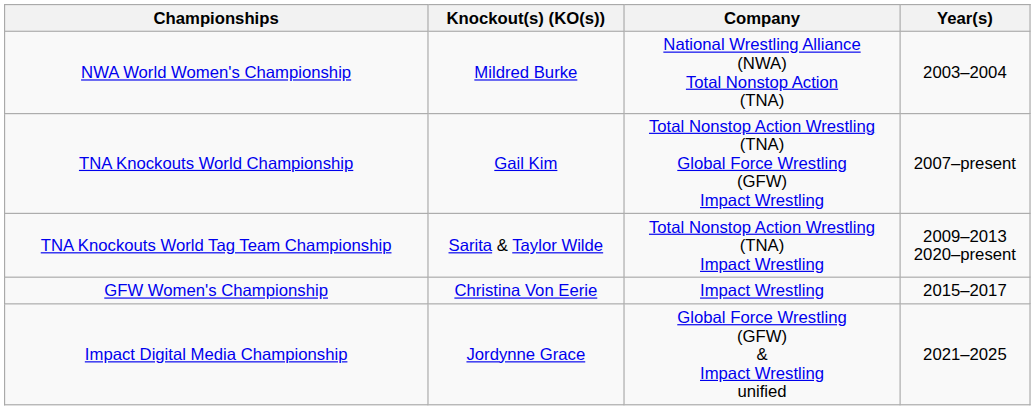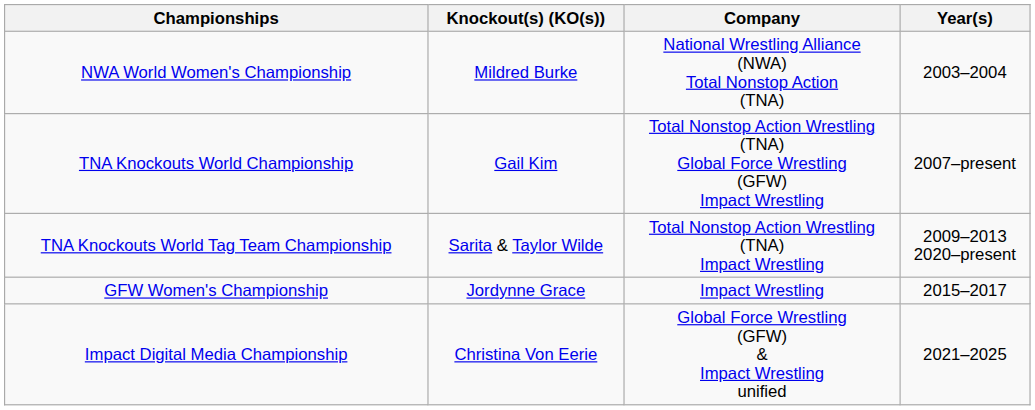(526, 291) Christina Von Eerie -> (526, 291) Jordynne Grace
(526, 354) Jordynne Grace -> (526, 354) Christina Von Eerie
